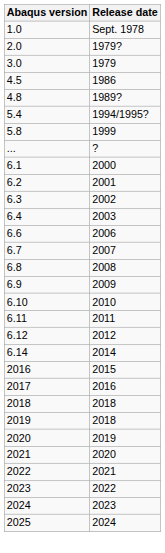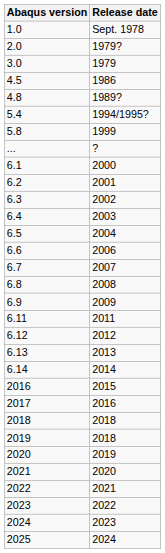+ row: (14, 234)
- row: (17, 302)
+ row: (17, 353)
